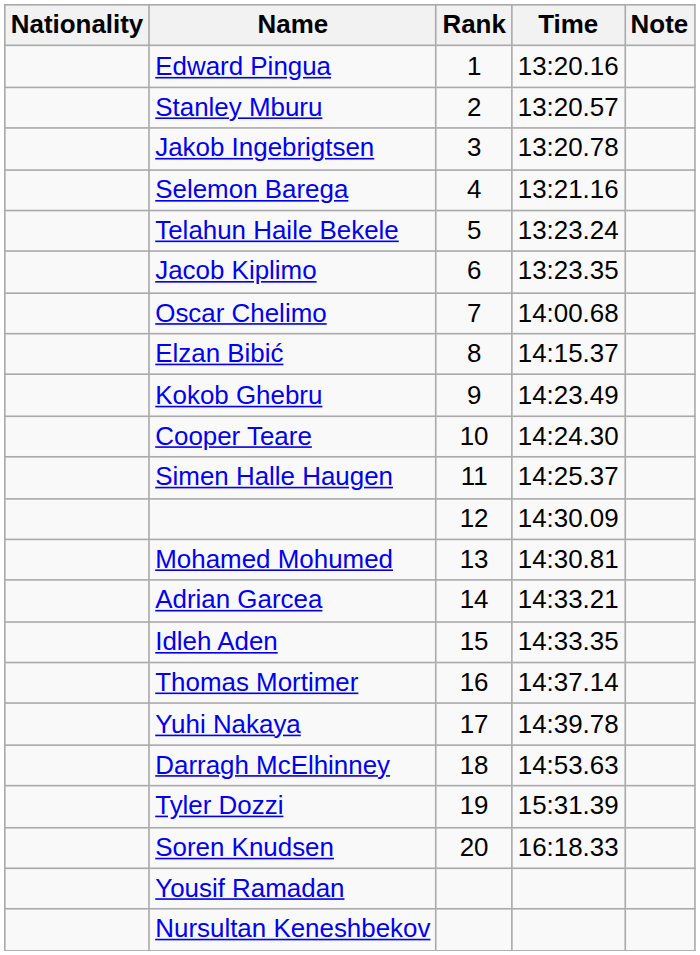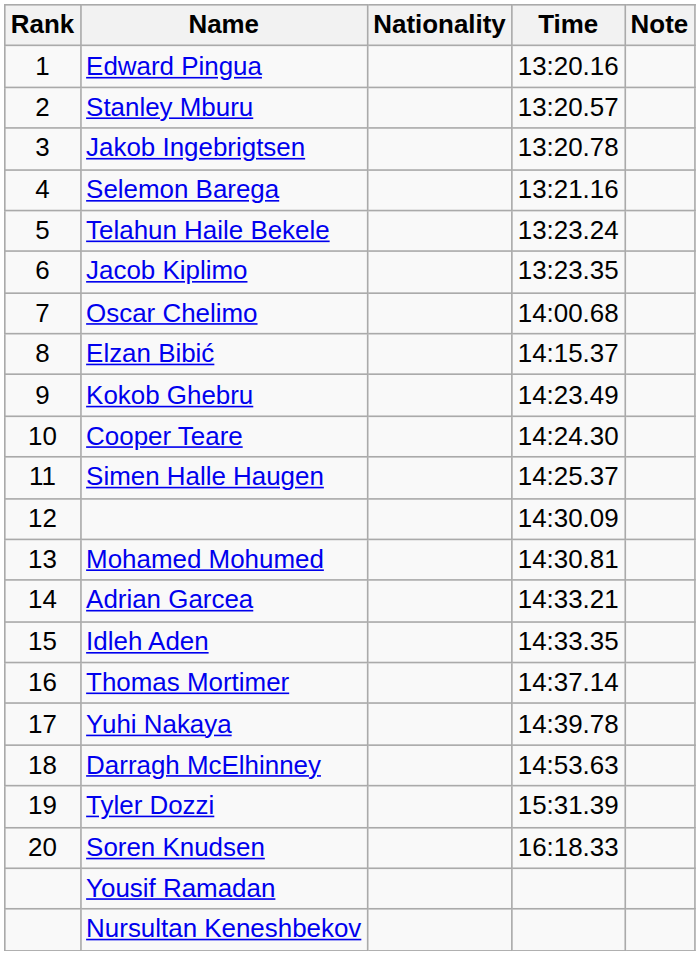columns swapped: (474, 25) <-> (77, 25)
